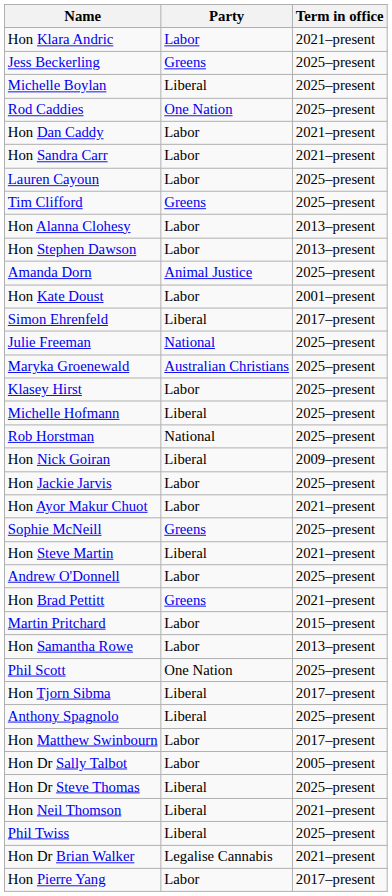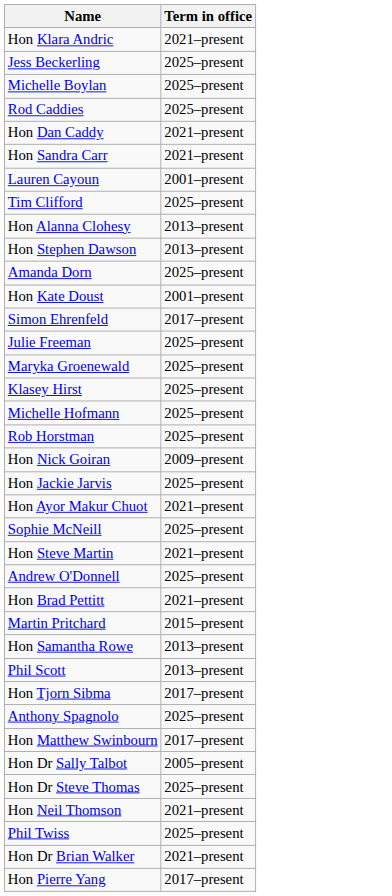- column: (227, 16)
(335, 179) 2025–present -> (204, 179) 2001–present
(335, 669) 2025–present -> (204, 669) 2013–present
